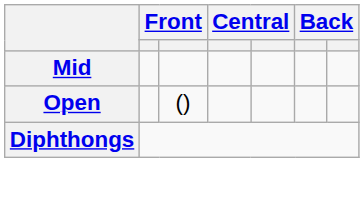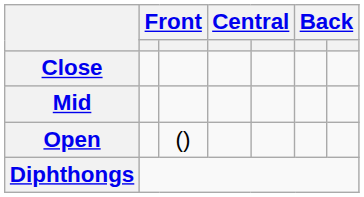+ row: (72, 68)
